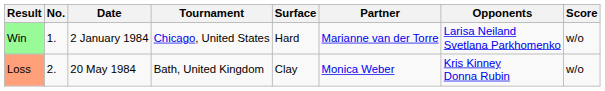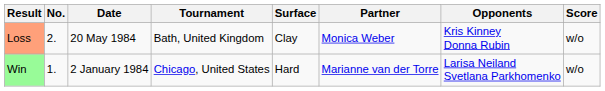rows swapped: (17, 38) <-> (19, 69)
